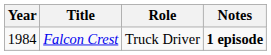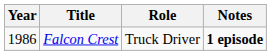(22, 38) 1984 -> (22, 38) 1986
